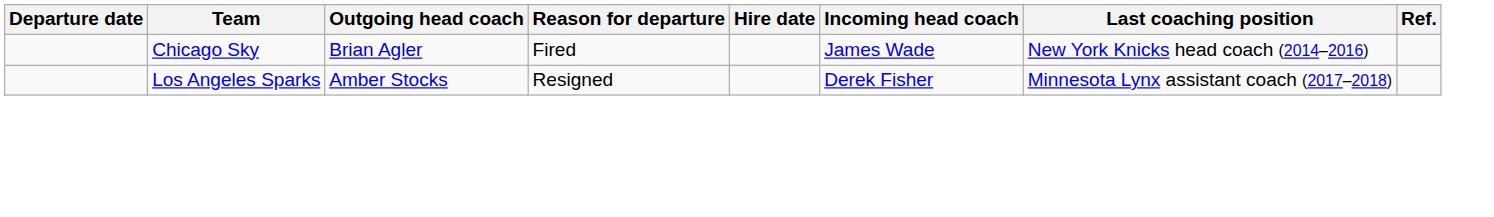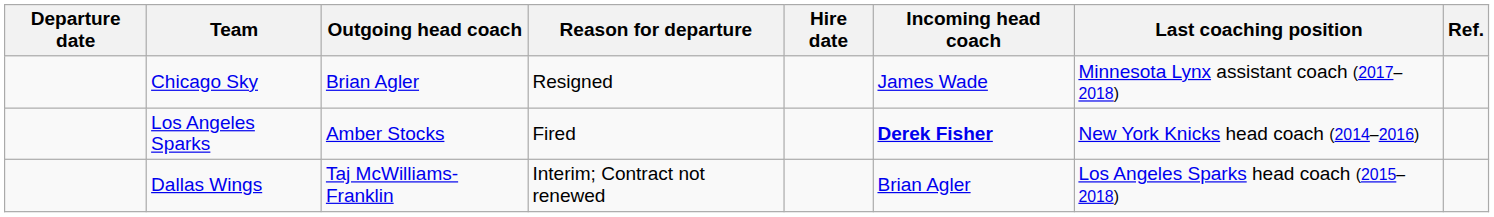(554, 49) Fired -> (573, 81) Resigned
(1198, 49) New York Knicks head coach (2014–2016) -> (1240, 81) Minnesota Lynx assistant coach (2017–2018)
(573, 79) Resigned -> (554, 133) Fired
(879, 79) normal -> (935, 133) bold
(1210, 79) Minnesota Lynx assistant coach (2017–2018) -> (1249, 133) New York Knicks head coach (2014–2016)
+ row: (207, 185)
